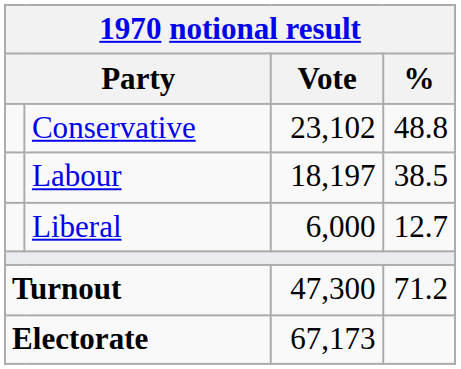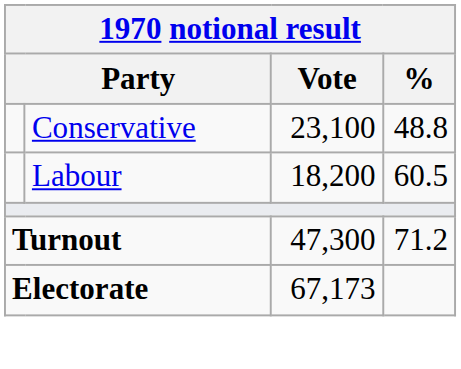(333, 127) 23,102 -> (333, 127) 23,100
(333, 176) 18,197 -> (333, 176) 18,200
(421, 176) 38.5 -> (421, 176) 60.5
- row: (77, 226)
